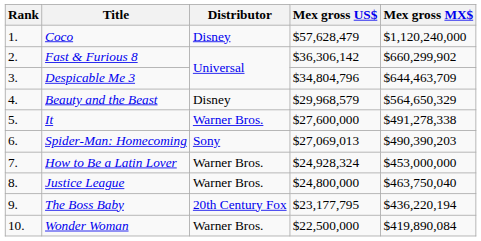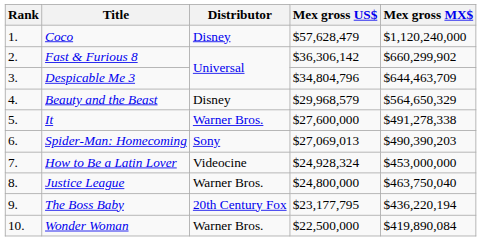(228, 162) Warner Bros. -> (220, 162) Videocine
